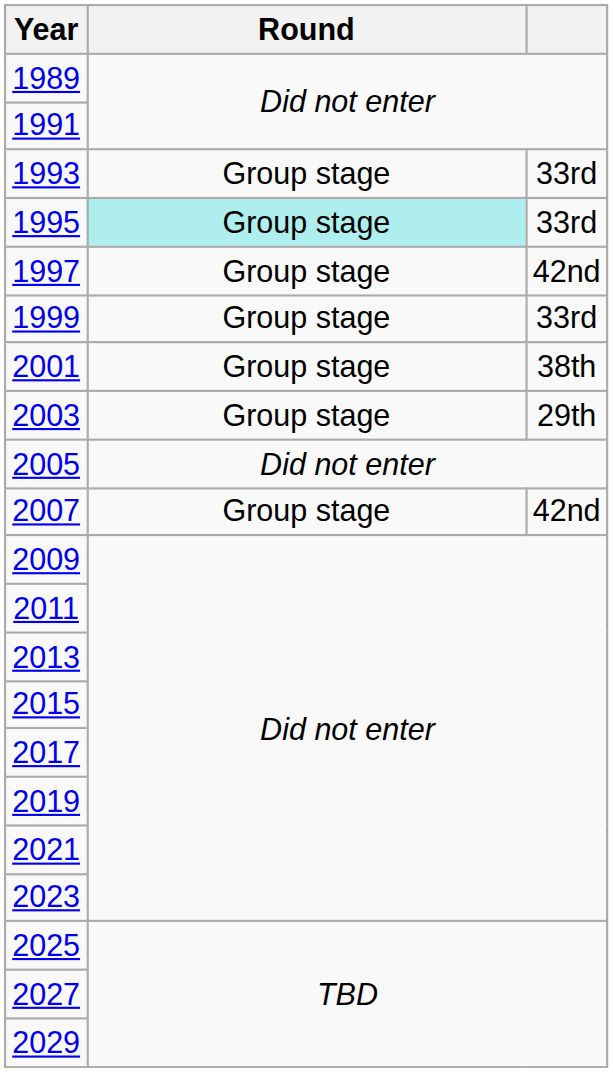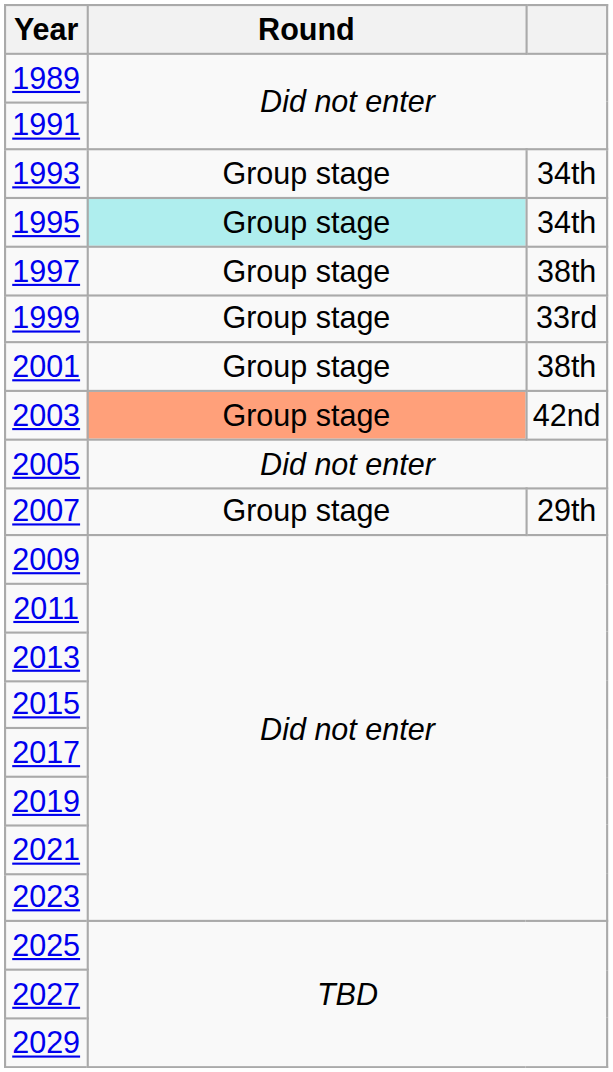(567, 174) 33rd -> (567, 174) 34th
(567, 222) 33rd -> (567, 222) 34th
(567, 271) 42nd -> (567, 271) 38th
(306, 415) no background -> (306, 415) lightsalmon background
(567, 415) 29th -> (567, 415) 42nd
(567, 512) 42nd -> (567, 512) 29th
